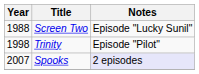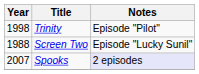rows swapped: (61, 28) <-> (48, 45)
